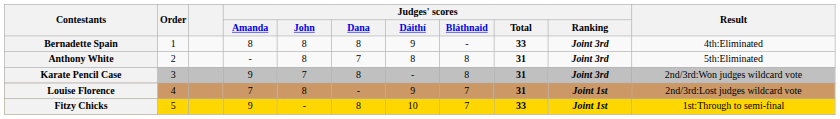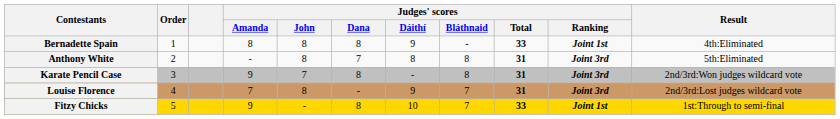(590, 43) Joint 3rd -> (590, 43) Joint 1st
(590, 91) Joint 1st -> (590, 91) Joint 3rd
